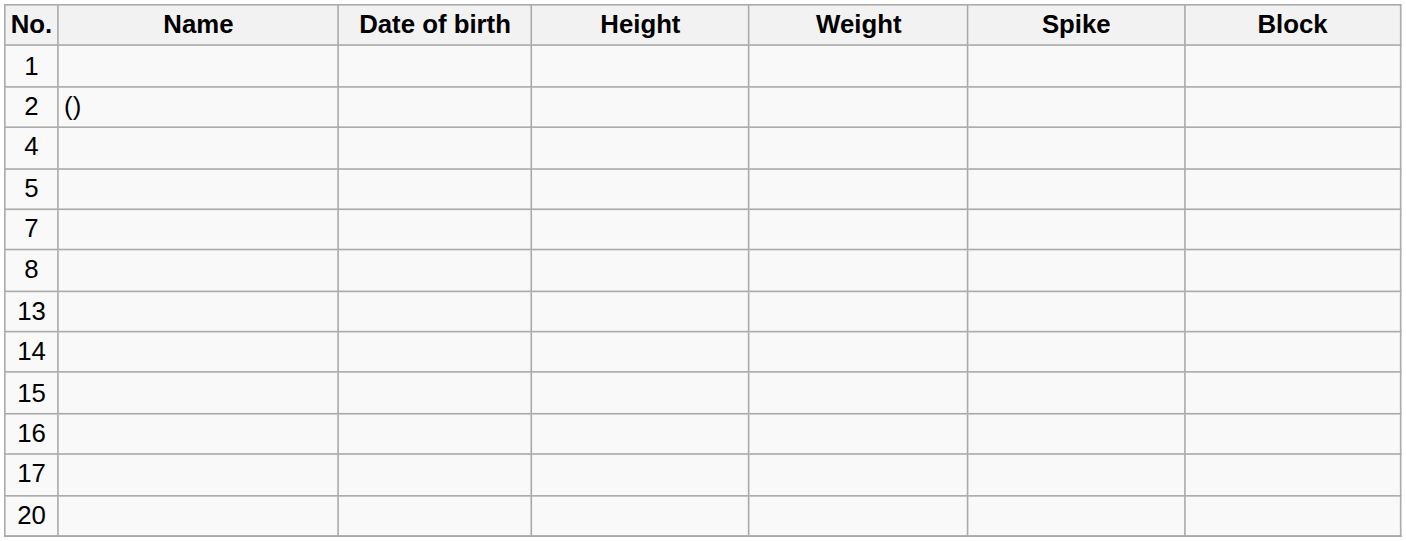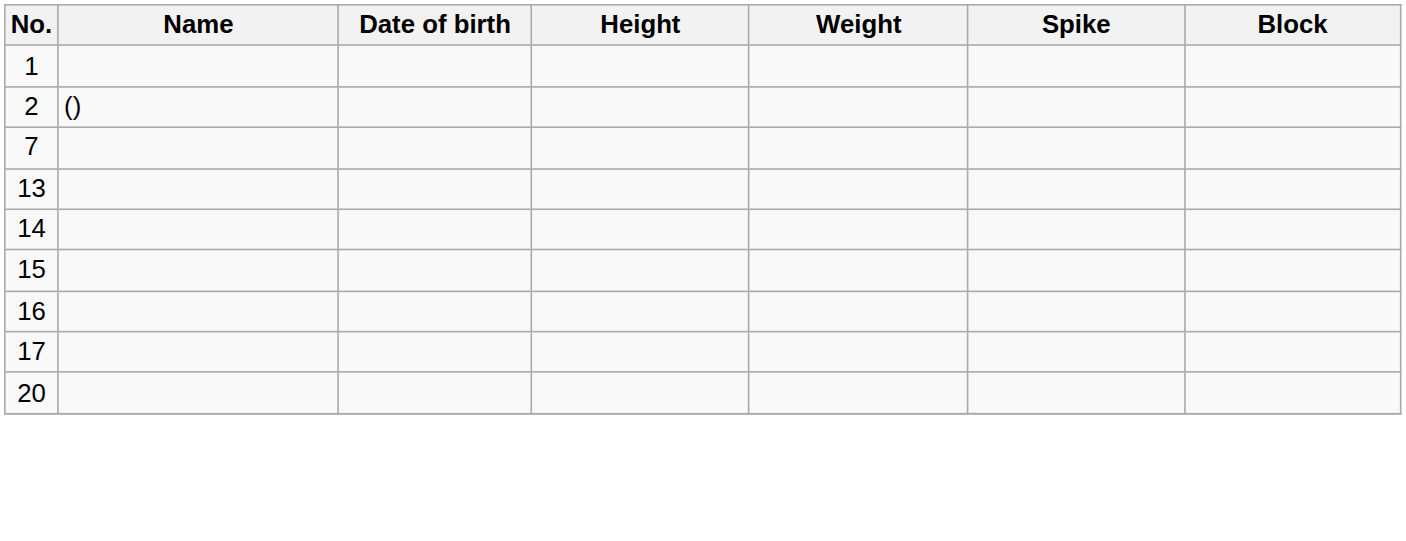- row: (31, 147)
- row: (31, 188)
- row: (31, 270)
